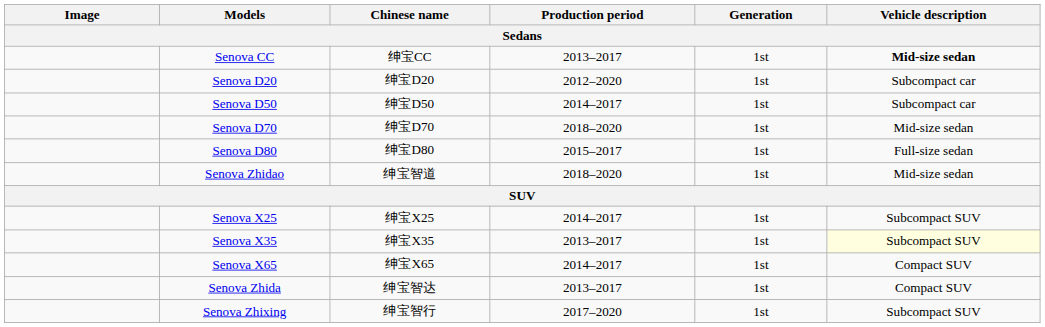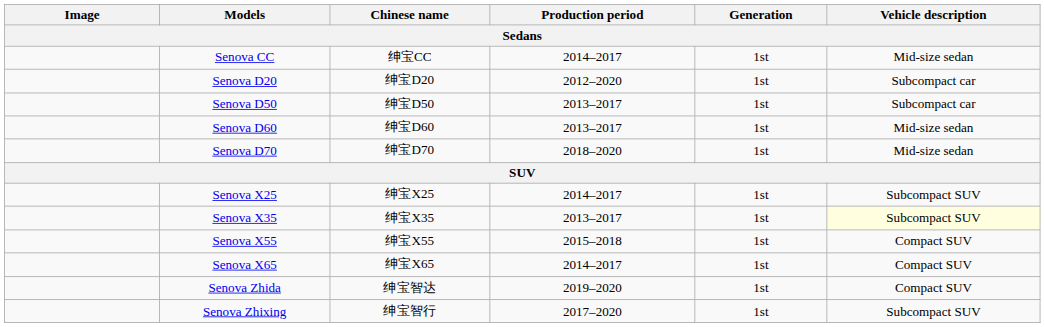(592, 57) 2013–2017 -> (592, 57) 2014–2017
(933, 57) bold -> (933, 57) normal
(592, 104) 2014–2017 -> (592, 104) 2013–2017
+ row: (245, 127)
- row: (245, 150)
- row: (245, 174)
+ row: (245, 241)
(592, 287) 2013–2017 -> (592, 287) 2019–2020
